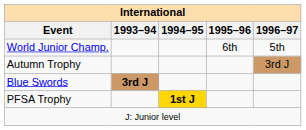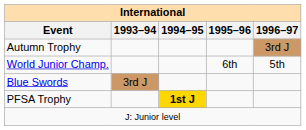rows swapped: (58, 47) <-> (44, 64)
(135, 82) bold -> (135, 82) normal
